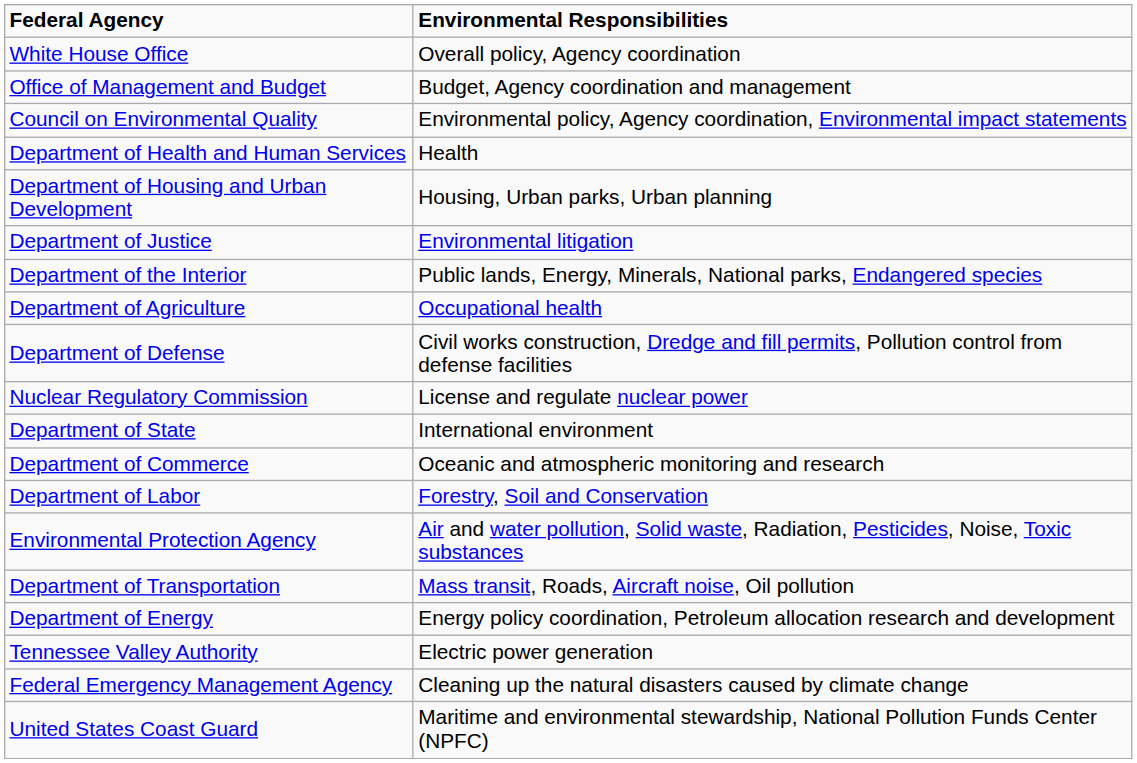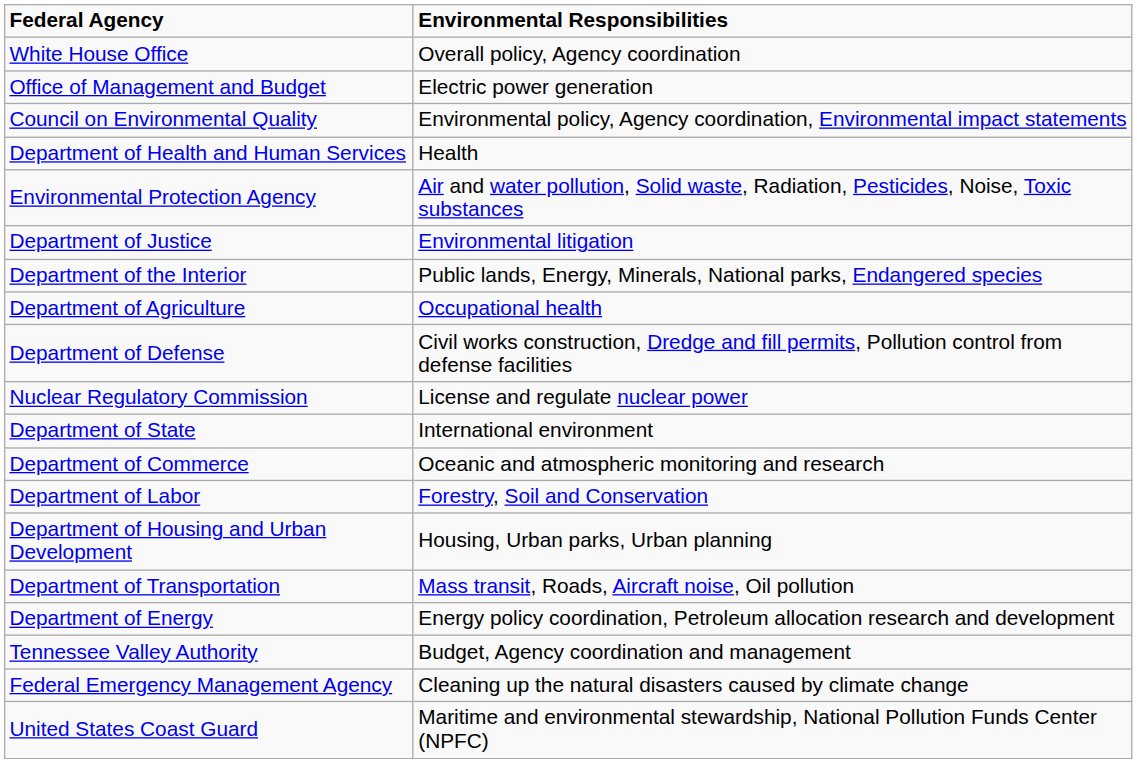(635, 86) Budget, Agency coordination and management -> (536, 86) Electric power generation
rows swapped: (163, 541) <-> (168, 197)
(536, 651) Electric power generation -> (635, 651) Budget, Agency coordination and management
